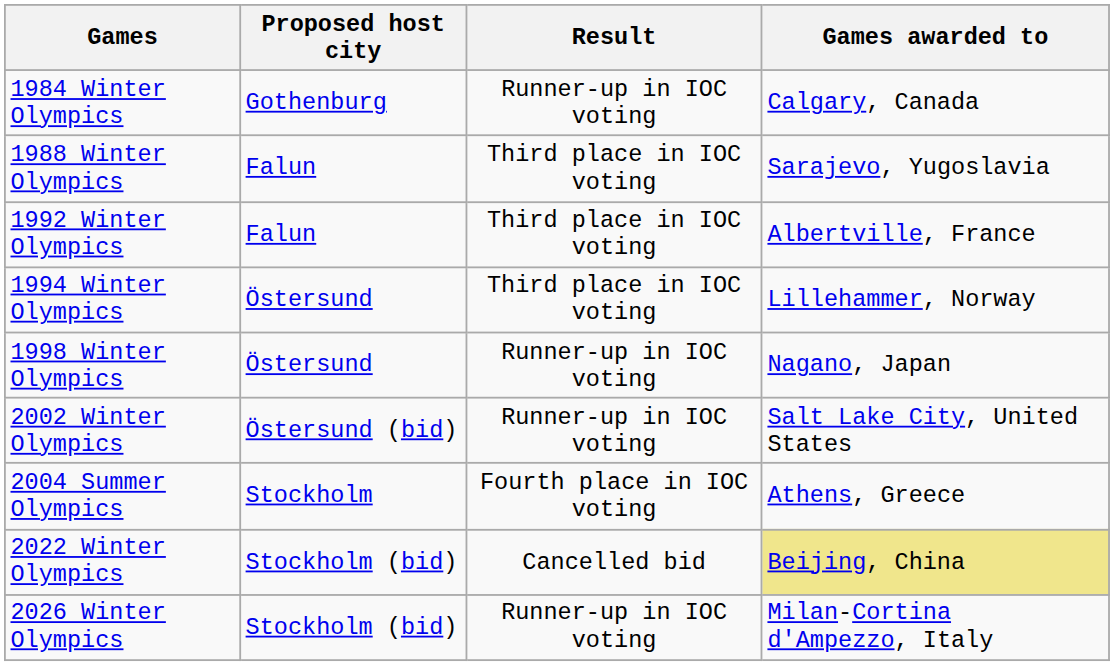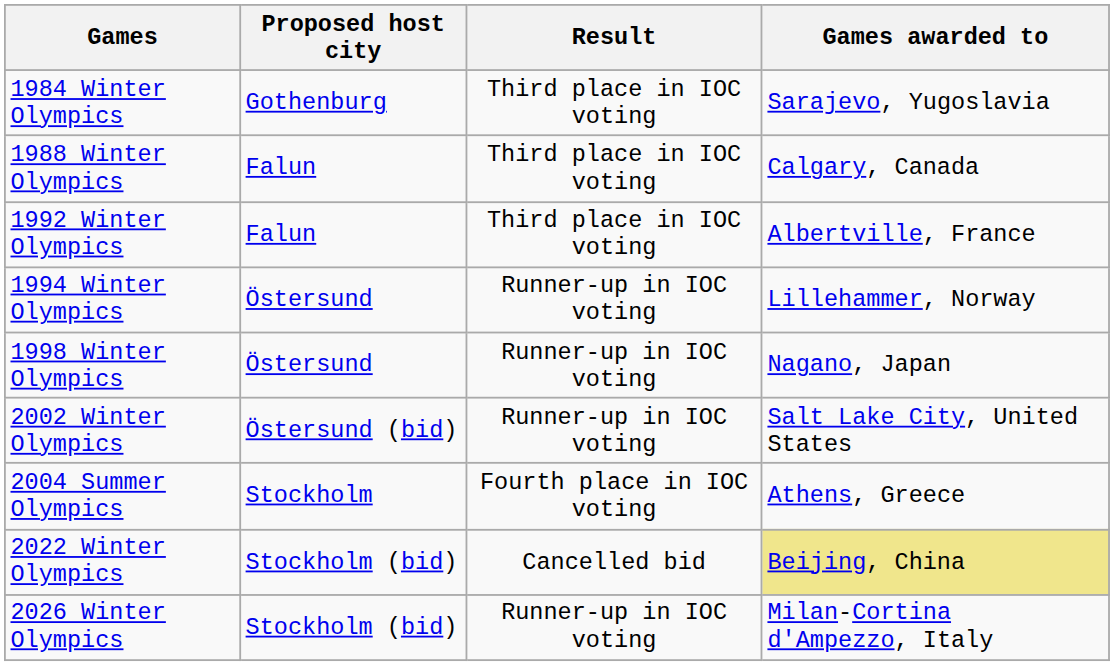(614, 103) Runner-up in IOC voting -> (614, 103) Third place in IOC voting
(873, 103) Calgary, Canada -> (909, 103) Sarajevo, Yugoslavia
(909, 169) Sarajevo, Yugoslavia -> (873, 169) Calgary, Canada
(614, 300) Third place in IOC voting -> (614, 300) Runner-up in IOC voting
